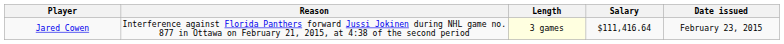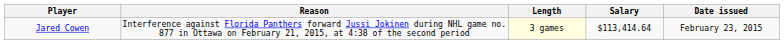(624, 29) $111,416.64 -> (624, 29) $113,414.64
